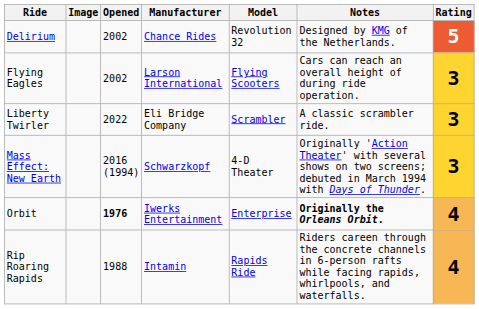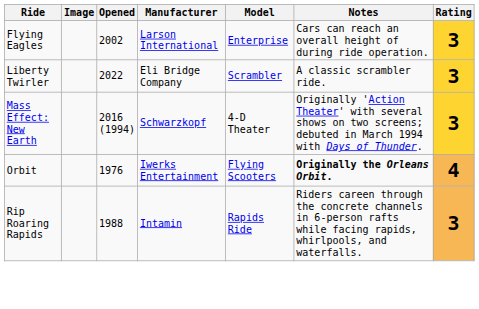- row: (31, 37)
(255, 78) Flying Scooters -> (258, 40) Enterprise
(115, 214) bold -> (111, 170) normal
(261, 214) Enterprise -> (252, 170) Flying Scooters
(454, 267) 4 -> (454, 223) 3
